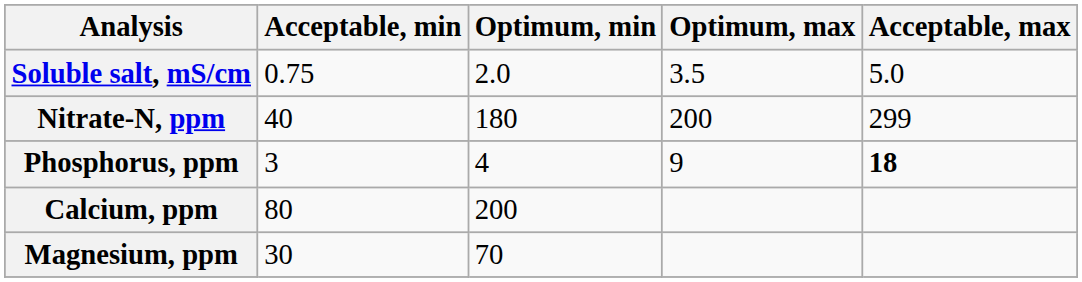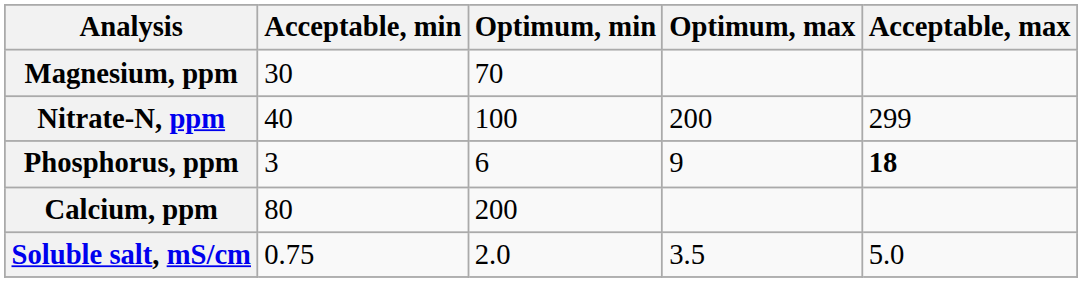rows swapped: (131, 72) <-> (131, 254)
(496, 118) 180 -> (496, 118) 100
(482, 163) 4 -> (482, 163) 6
